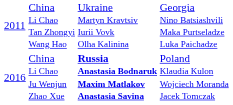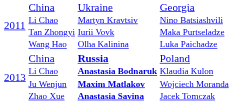(15, 77) 2016 -> (15, 77) 2013
